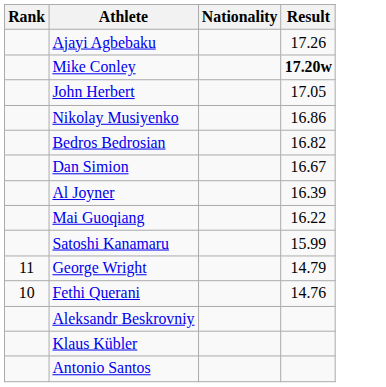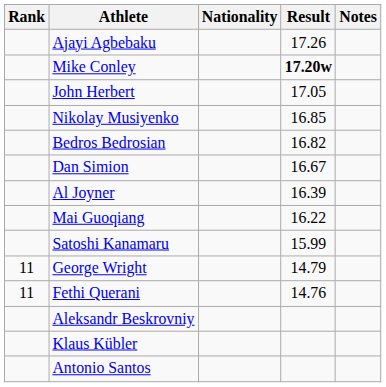+ column: (358, 17)
(308, 117) 16.86 -> (308, 117) 16.85
(27, 293) 10 -> (27, 293) 11
